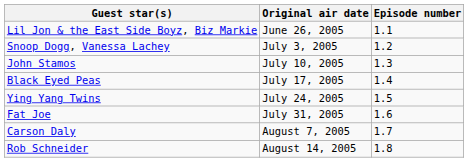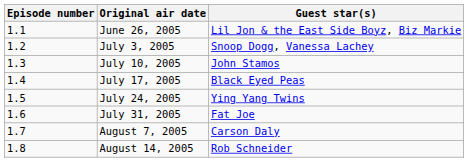columns swapped: (418, 13) <-> (132, 13)
